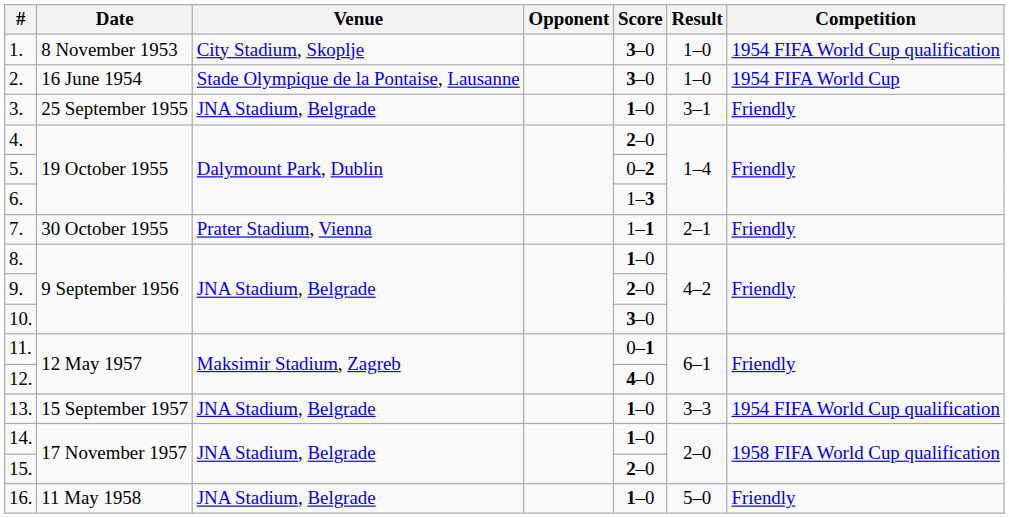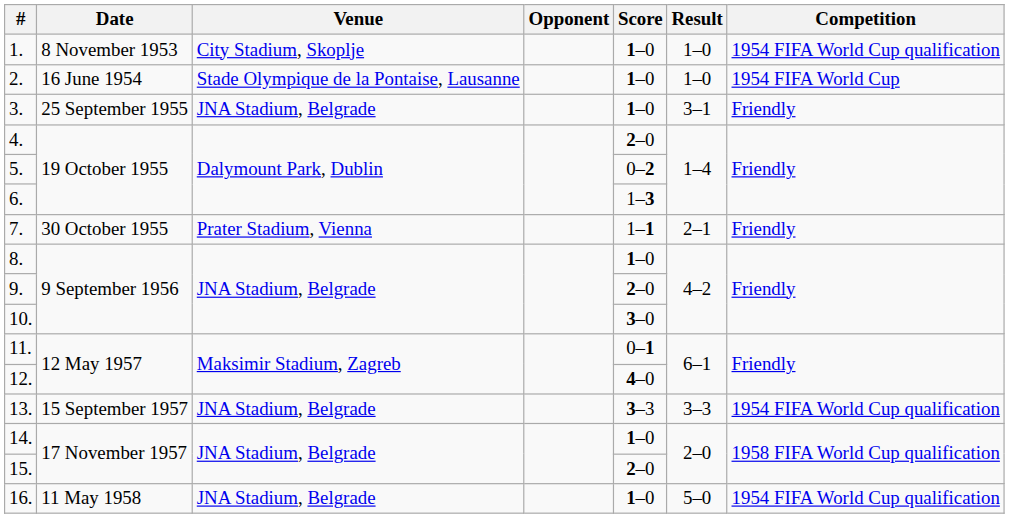(640, 49) 3–0 -> (640, 49) 1–0
(640, 79) 3–0 -> (640, 79) 1–0
(640, 408) 1–0 -> (640, 408) 3–3
(763, 498) Friendly -> (866, 498) 1954 FIFA World Cup qualification
